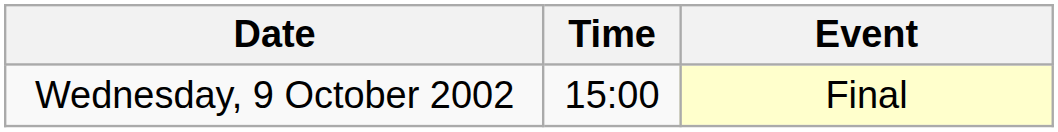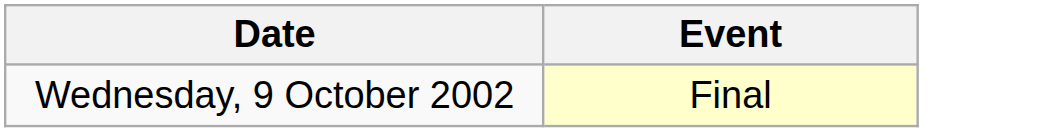- column: (612, 34)
